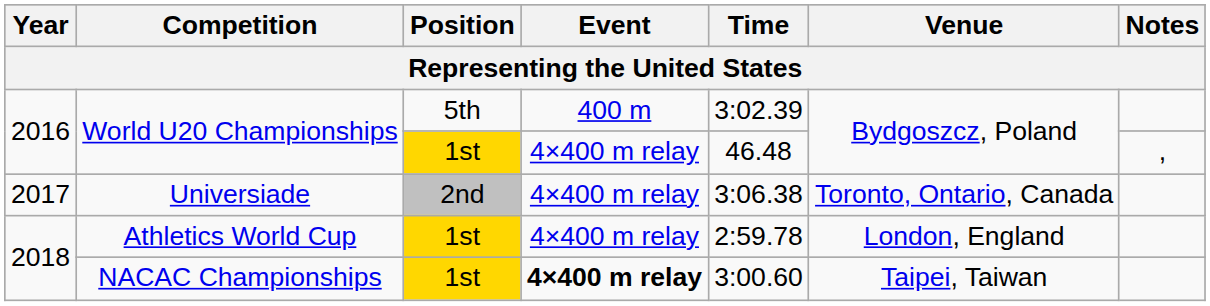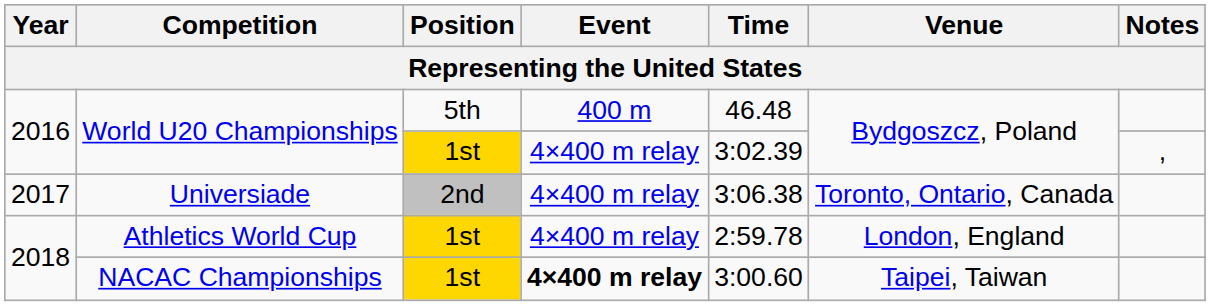(759, 109) 3:02.39 -> (759, 109) 46.48
(759, 151) 46.48 -> (759, 151) 3:02.39
